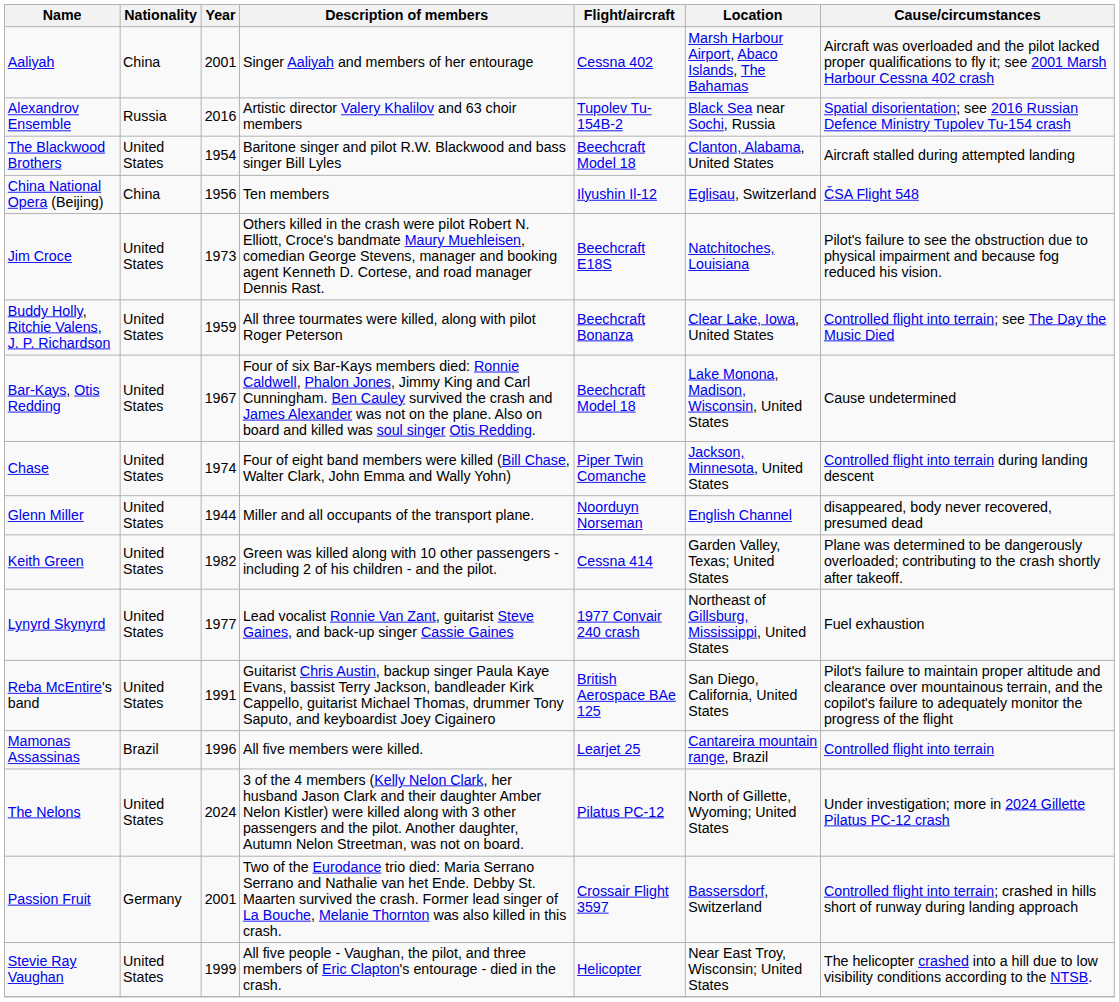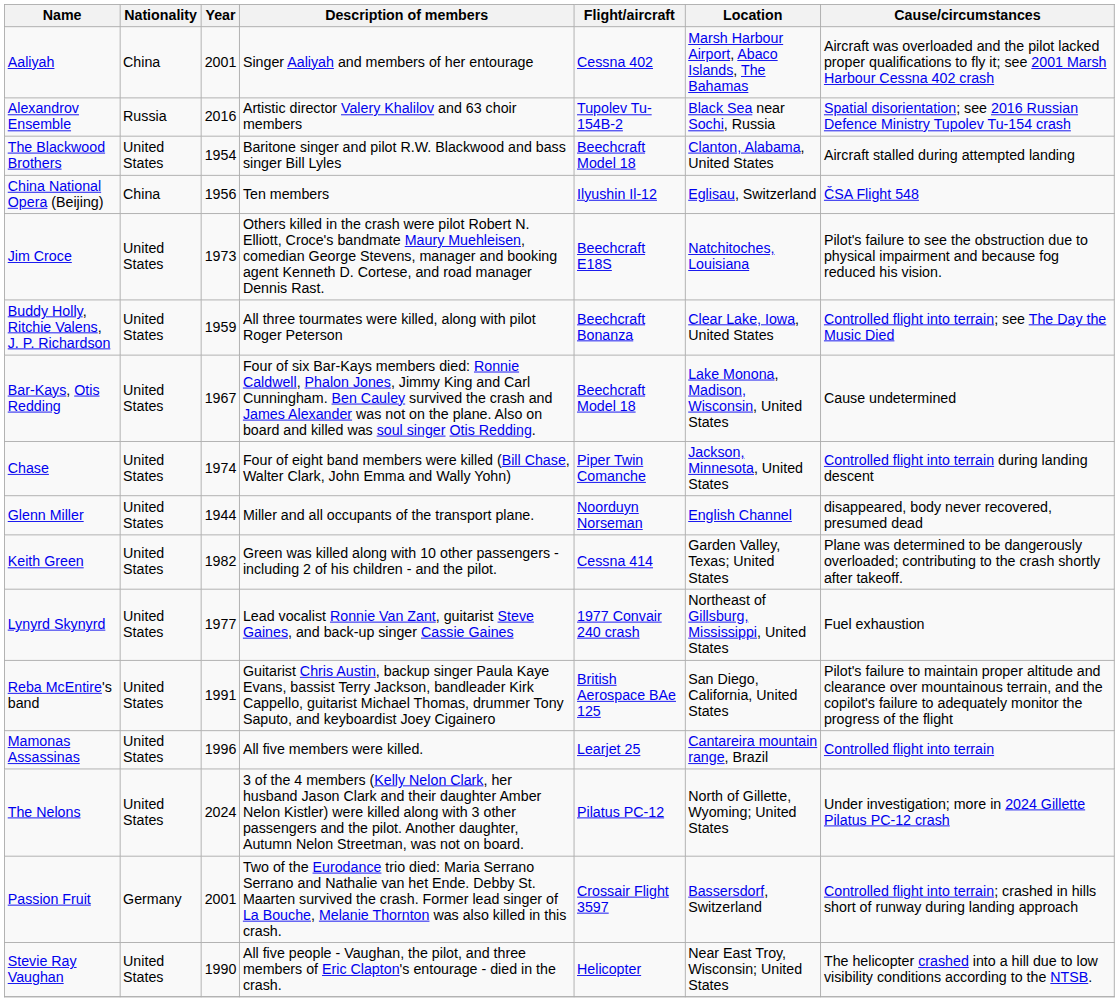(141, 749) Brazil -> (144, 749) United States
(220, 969) 1999 -> (220, 969) 1990
